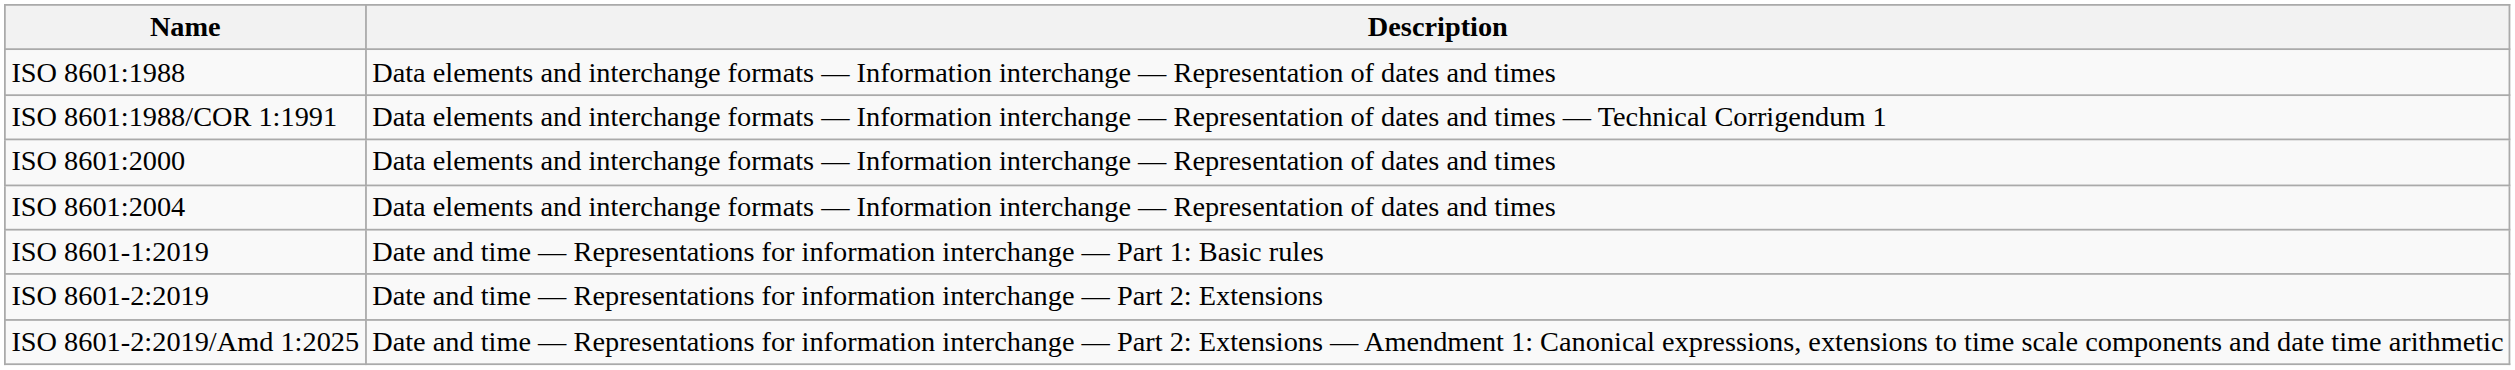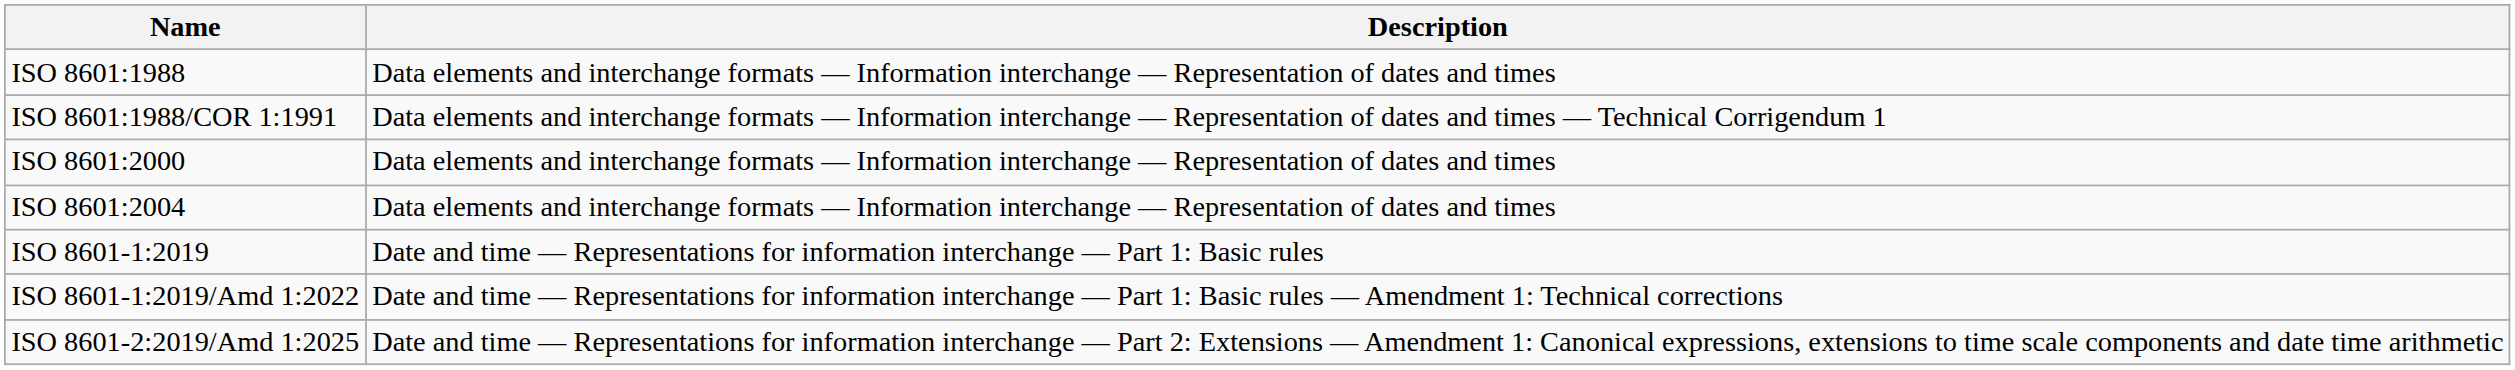- row: (110, 296)
+ row: (185, 296)
